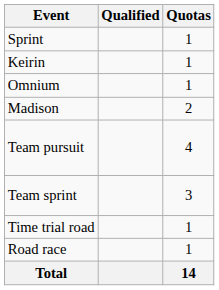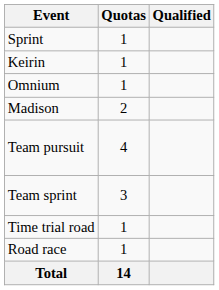columns swapped: (189, 16) <-> (130, 16)
